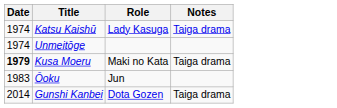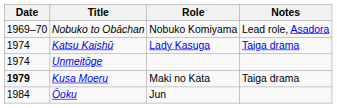+ row: (98, 29)
(18, 78) 1983 -> (18, 95) 1984
- row: (69, 95)
